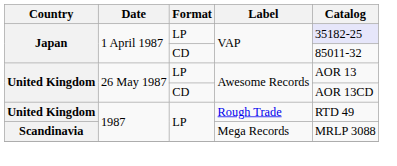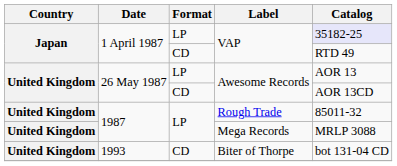(338, 53) 85011-32 -> (335, 53) RTD 49
(335, 111) RTD 49 -> (338, 111) 85011-32
(51, 131) Scandinavia -> (51, 131) United Kingdom
+ row: (181, 151)
